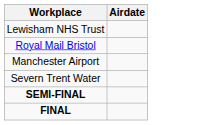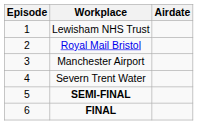+ column: (27, 12)
